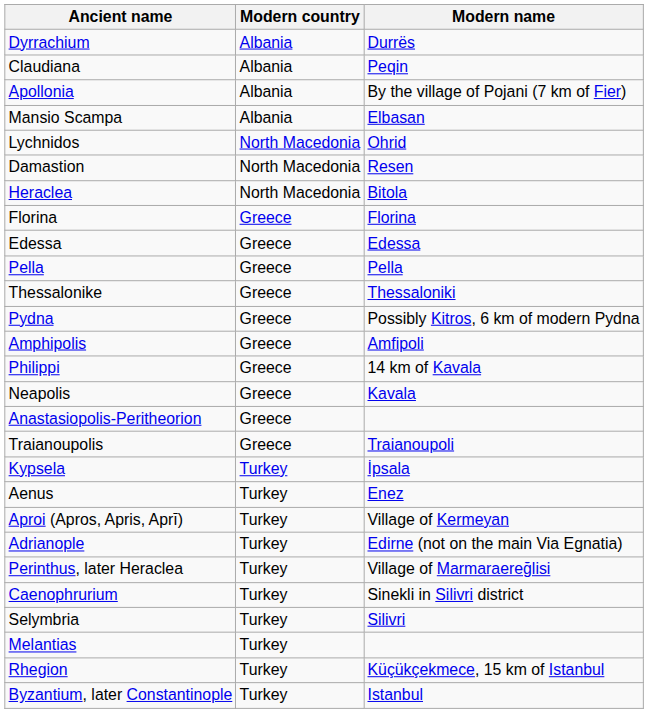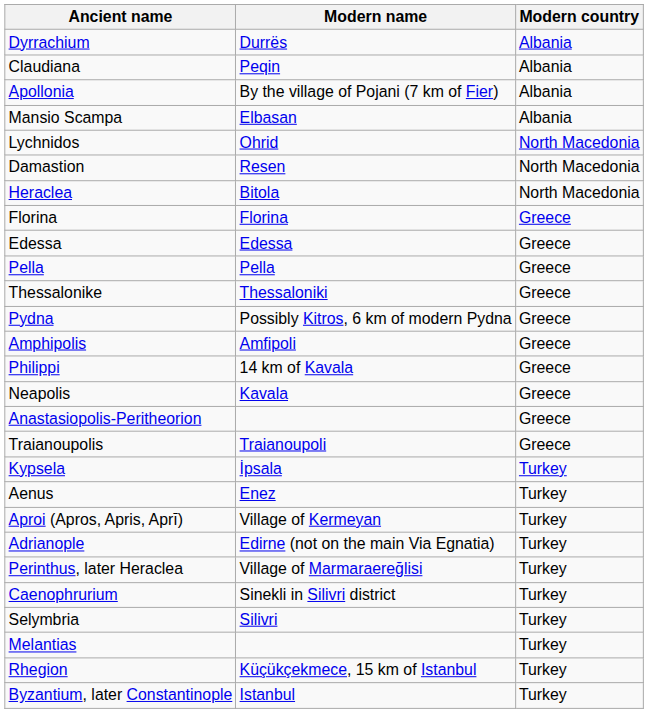columns swapped: (504, 17) <-> (300, 17)
